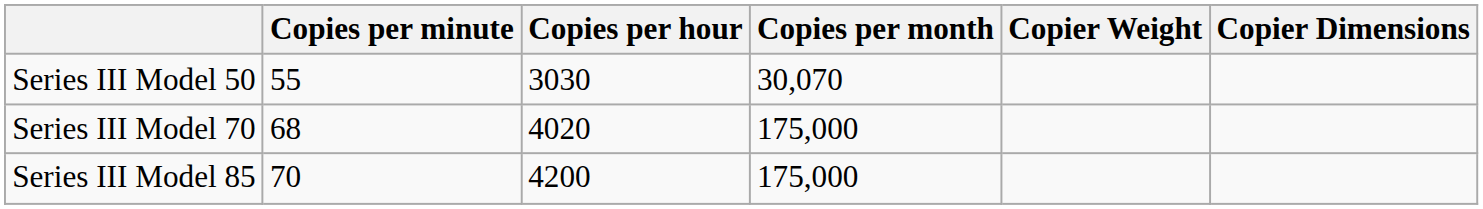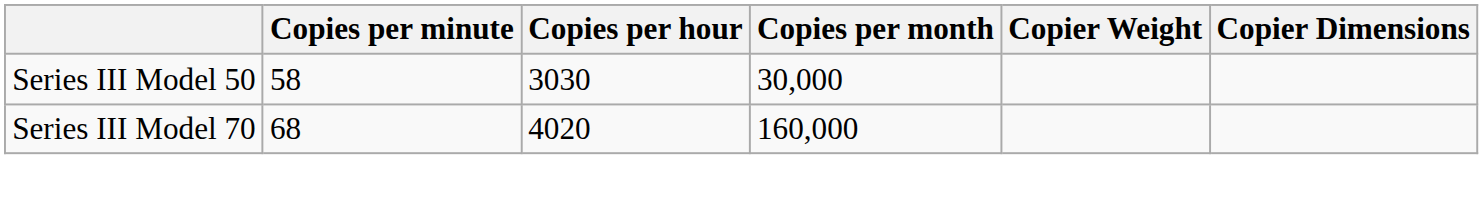(286, 78) 55 -> (286, 78) 58
(800, 78) 30,070 -> (800, 78) 30,000
(808, 128) 175,000 -> (808, 128) 160,000
- row: (134, 177)
